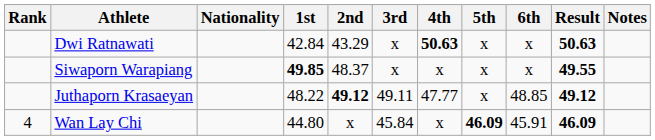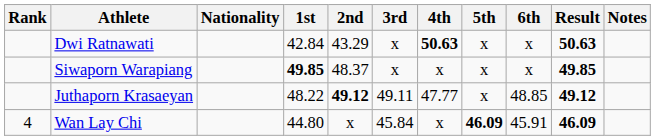(577, 69) 49.55 -> (577, 69) 49.85
